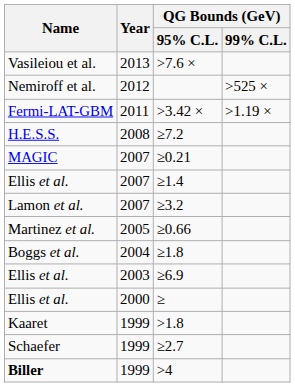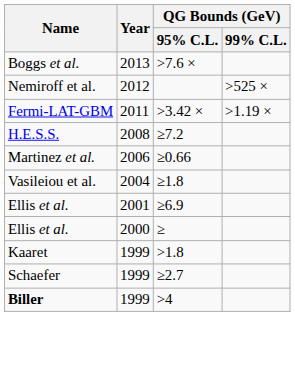(52, 63) Vasileiou et al. -> (44, 63) Boggs et al.
- row: (174, 157)
- row: (170, 181)
- row: (170, 205)
(135, 228) 2005 -> (135, 157) 2006
(44, 252) Boggs et al. -> (52, 181) Vasileiou et al.
(135, 275) 2003 -> (135, 205) 2001
